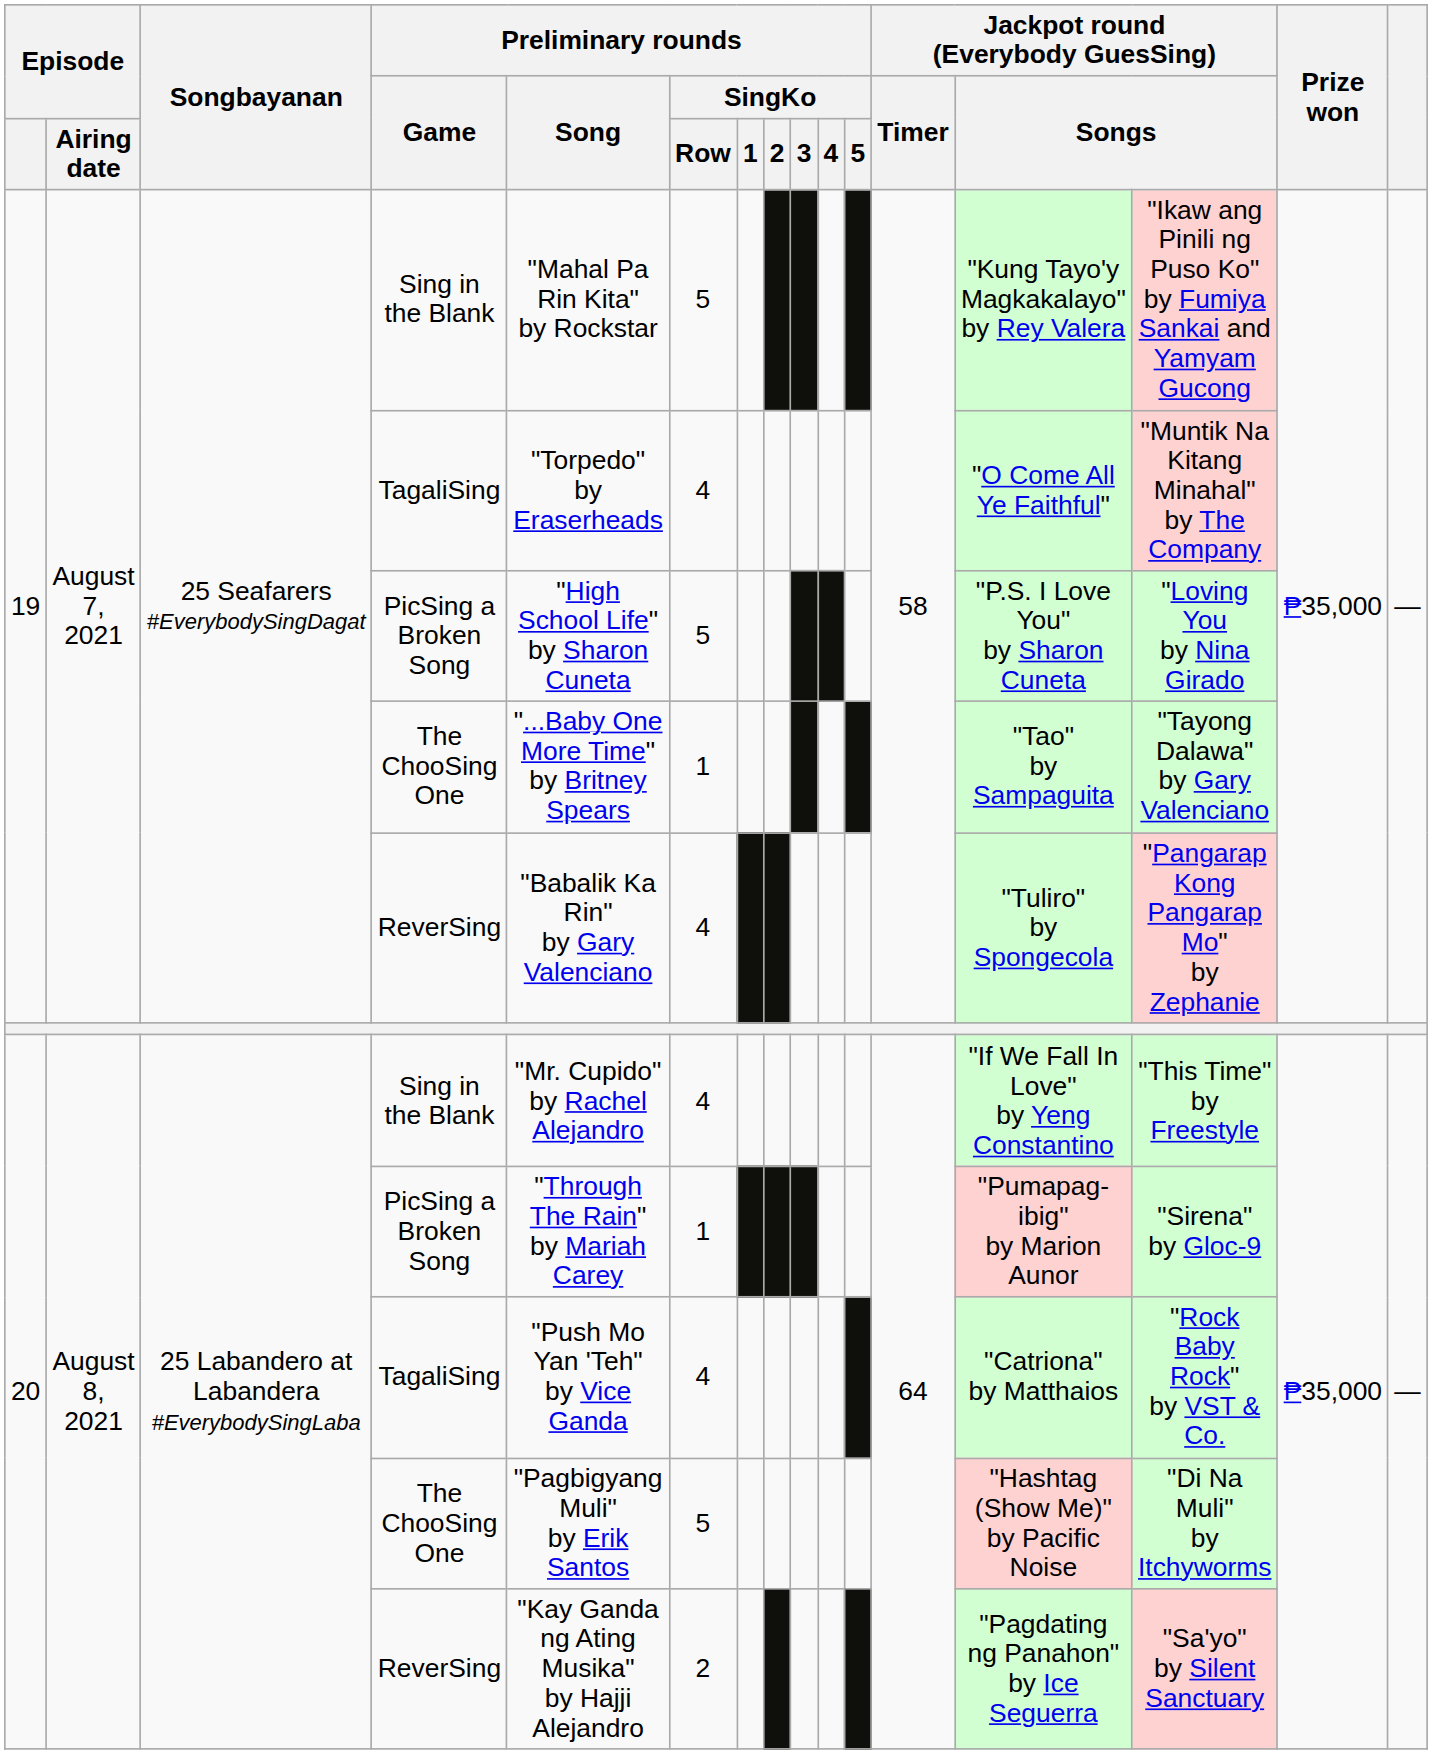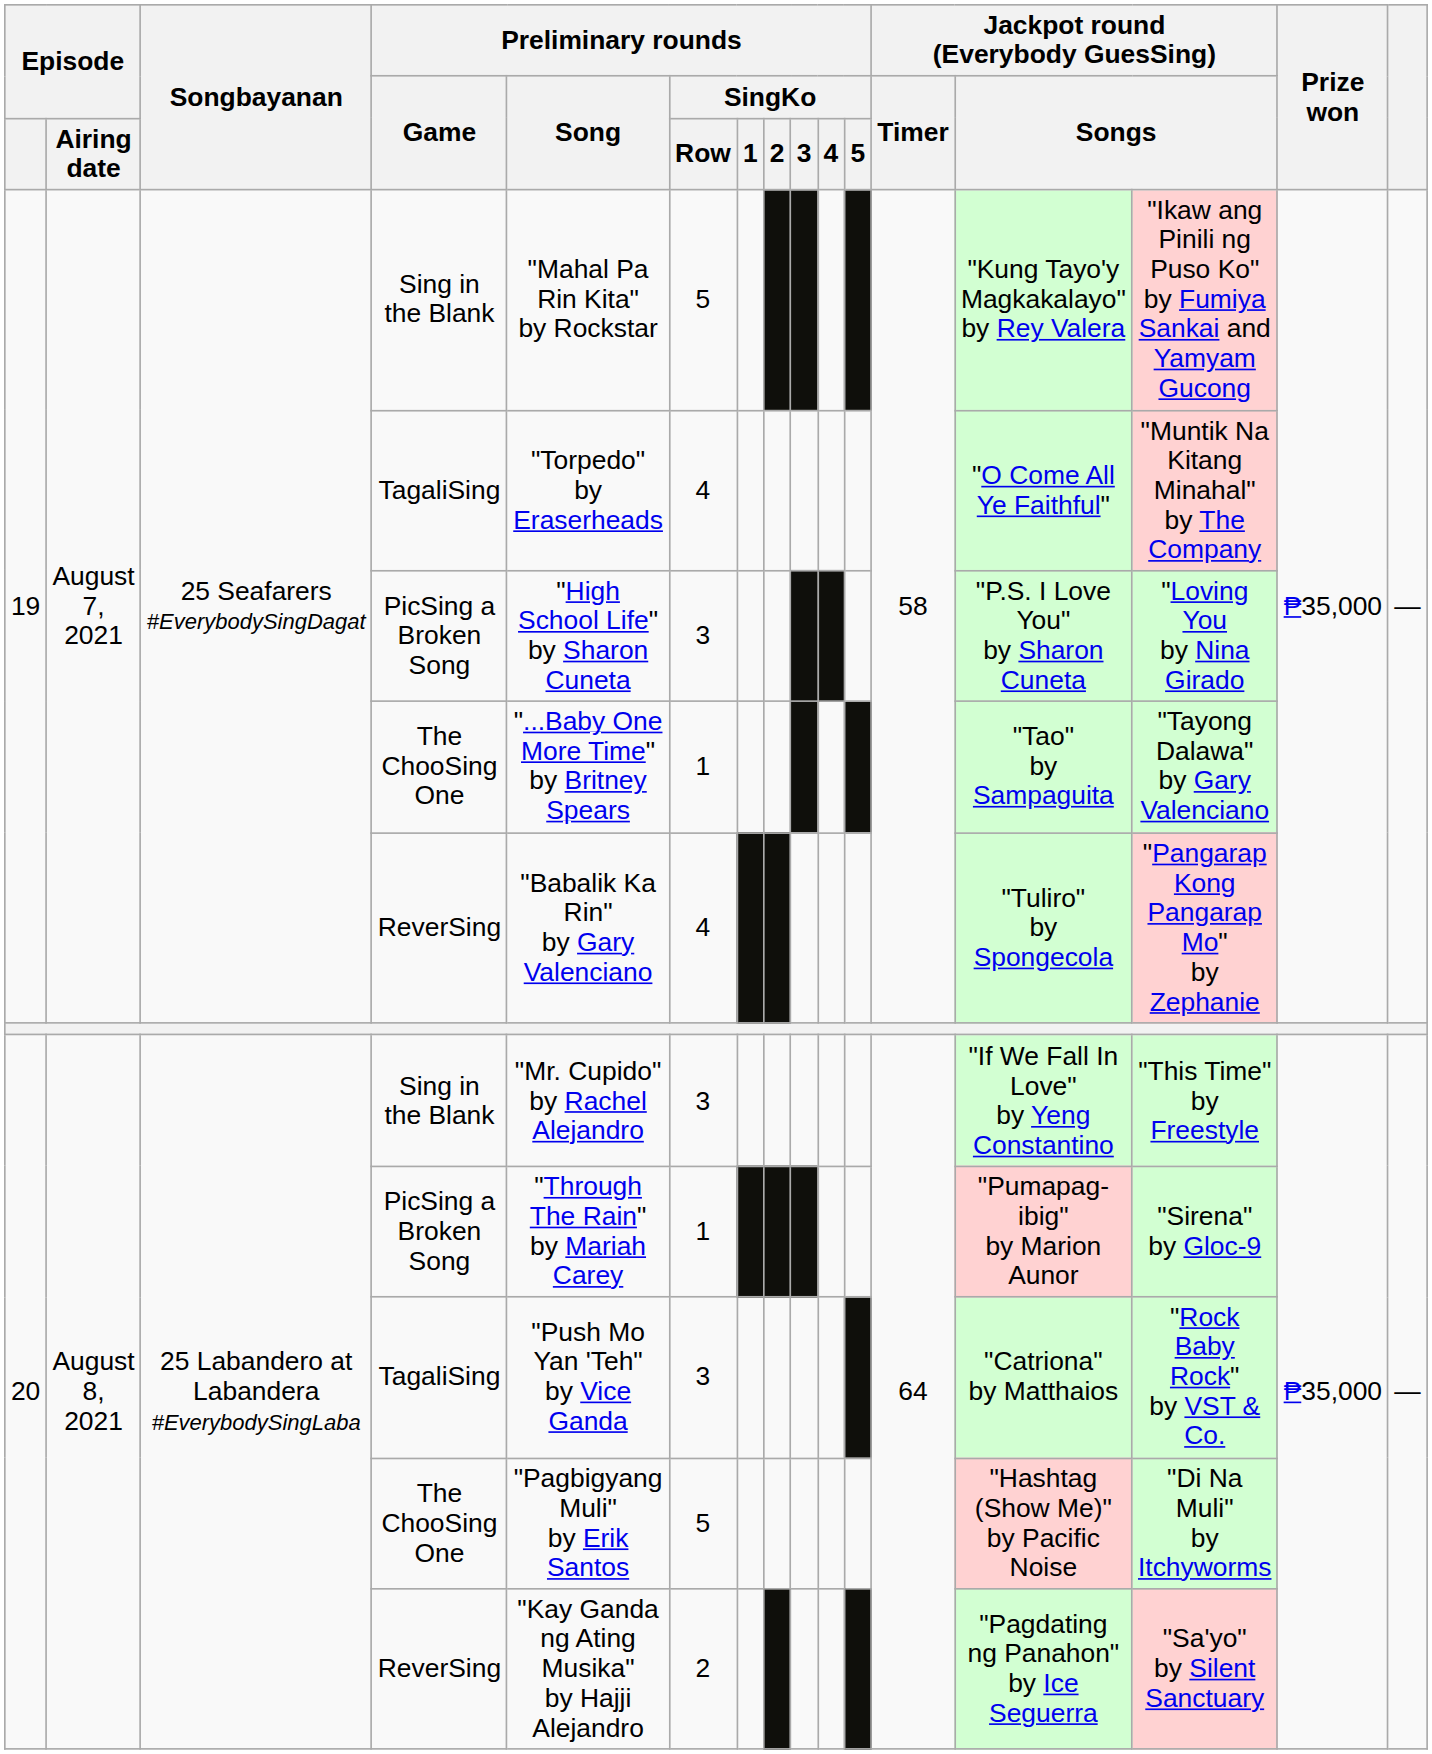(703, 635) 5 -> (703, 635) 3
(703, 1100) 4 -> (703, 1100) 3
(703, 1376) 4 -> (703, 1376) 3
